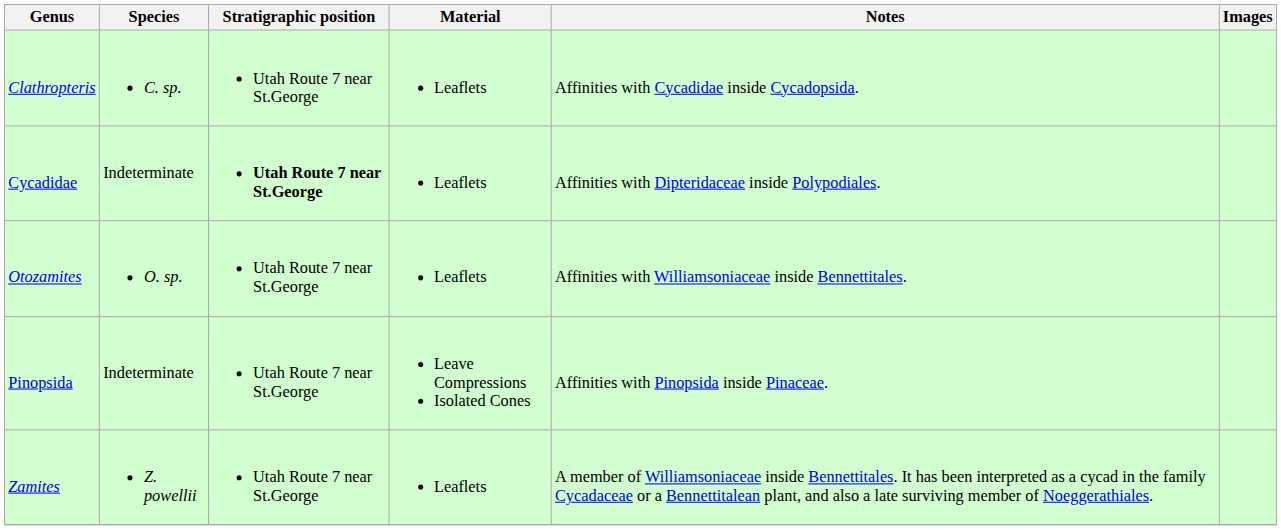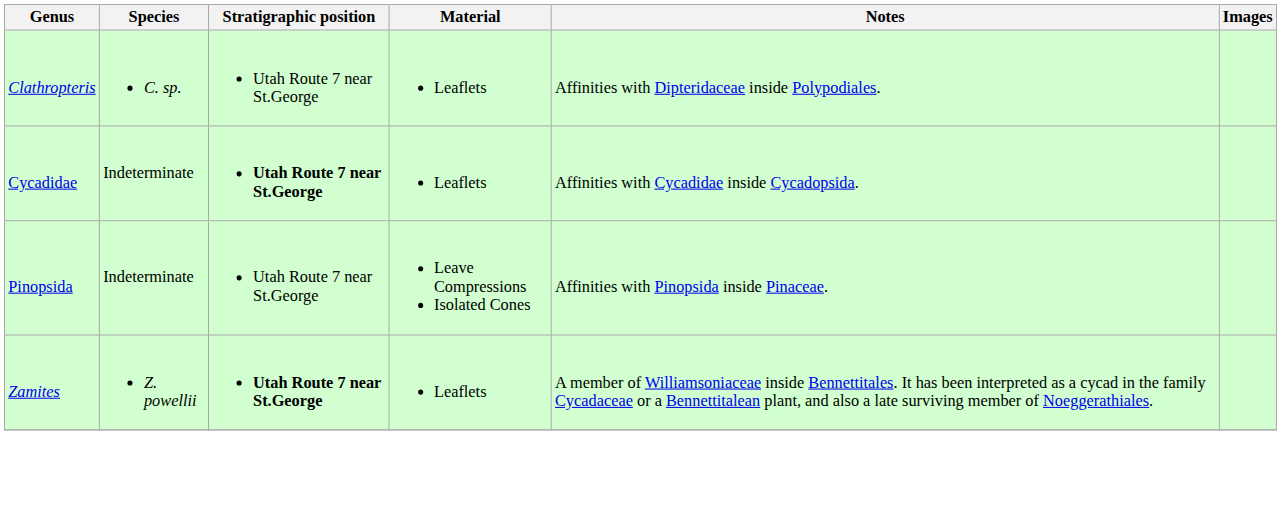(707, 87) Affinities with Cycadidae inside Cycadopsida. -> (718, 87) Affinities with Dipteridaceae inside Polypodiales.
(718, 182) Affinities with Dipteridaceae inside Polypodiales. -> (707, 182) Affinities with Cycadidae inside Cycadopsida.
- row: (45, 277)
(299, 487) normal -> (299, 391) bold
